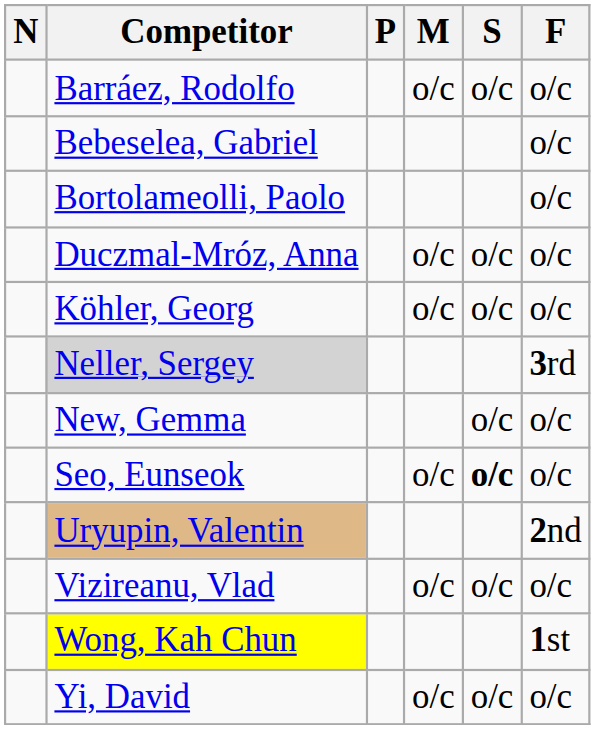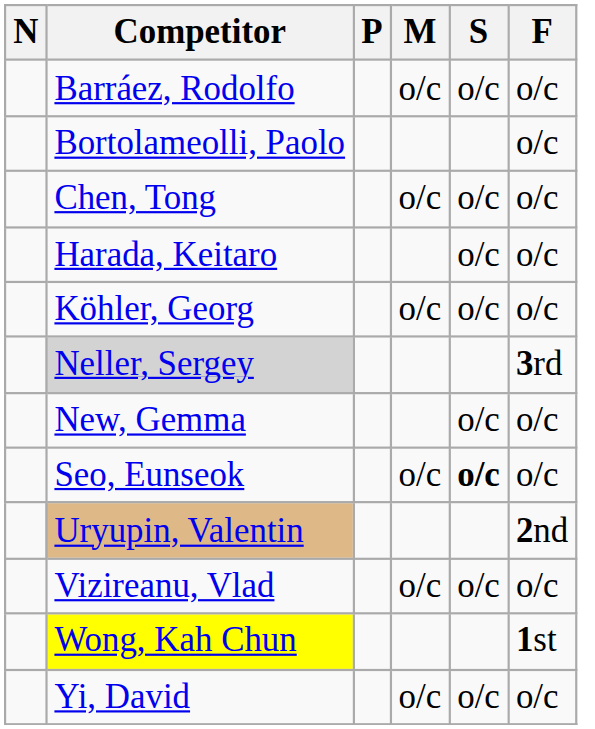- row: (186, 142)
+ row: (135, 198)
- row: (206, 253)
+ row: (166, 253)
